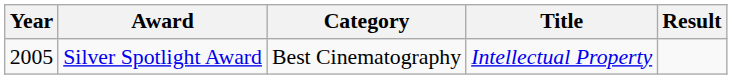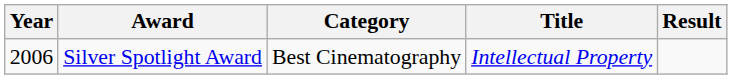(31, 56) 2005 -> (31, 56) 2006
